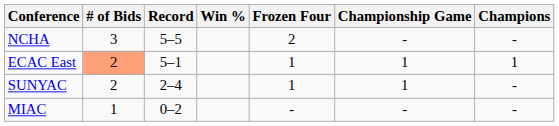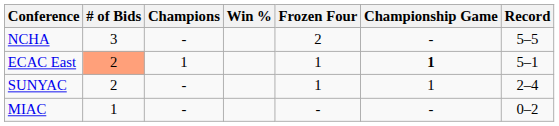columns swapped: (171, 16) <-> (514, 16)
(405, 62) normal -> (431, 62) bold
